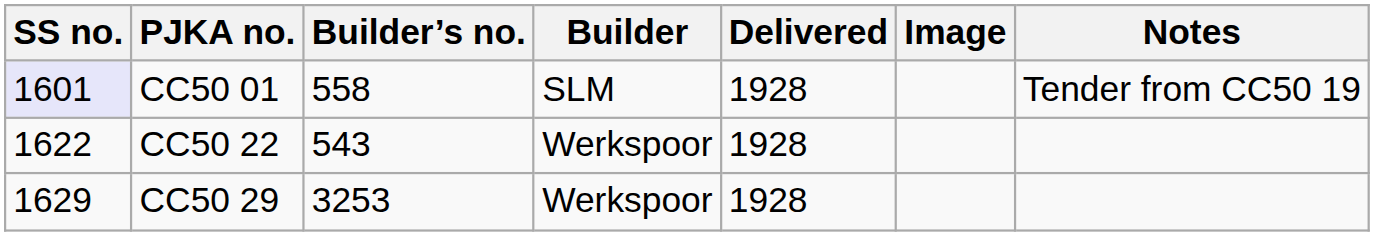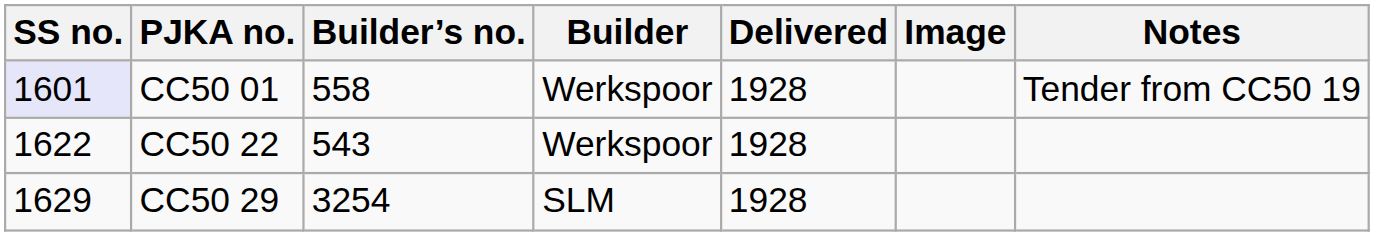(579, 88) SLM -> (627, 88) Werkspoor
(351, 200) 3253 -> (351, 200) 3254
(627, 200) Werkspoor -> (579, 200) SLM
